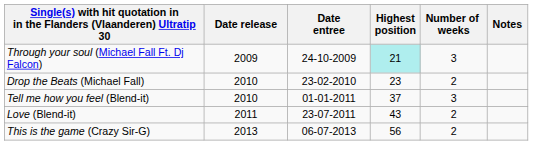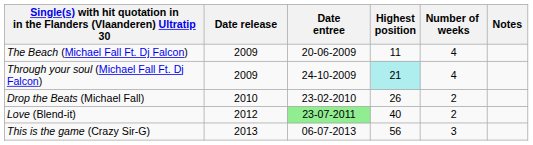+ row: (97, 53)
(454, 59) 3 -> (454, 75) 4
(395, 81) 23 -> (395, 98) 26
- row: (78, 98)
(246, 115) 2011 -> (246, 115) 2012
(329, 115) no background -> (329, 115) lightgreen background
(395, 115) 43 -> (395, 115) 40
(454, 131) 2 -> (454, 131) 3
